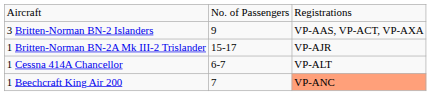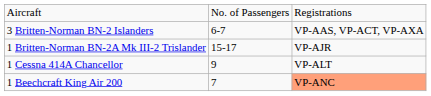(214, 30) 9 -> (218, 30) 6-7
(218, 64) 6-7 -> (214, 64) 9
